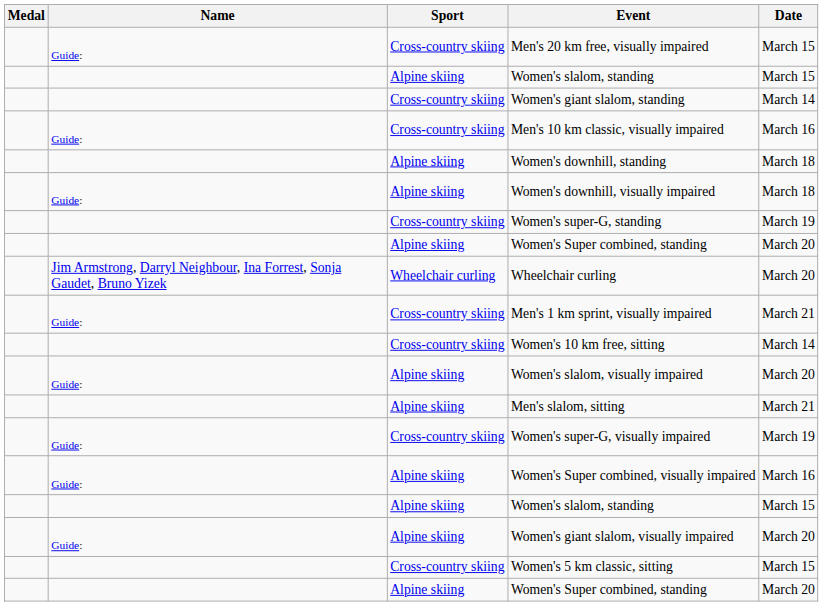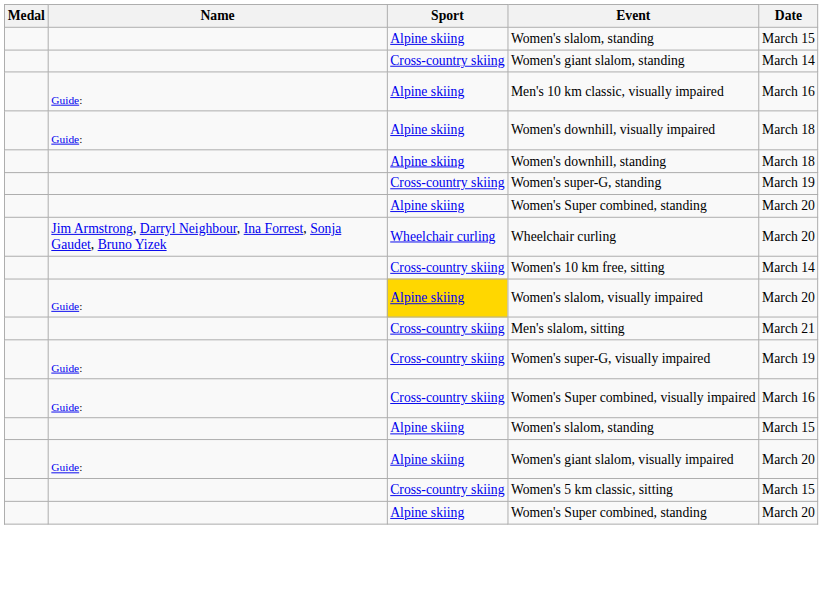- row: (67, 55)
(447, 130) Cross-country skiing -> (427, 91) Alpine skiing
rows swapped: (67, 200) <-> (218, 161)
- row: (67, 323)
(427, 375) no background -> (427, 298) gold background
(427, 406) Alpine skiing -> (447, 328) Cross-country skiing
(427, 475) Alpine skiing -> (447, 398) Cross-country skiing
